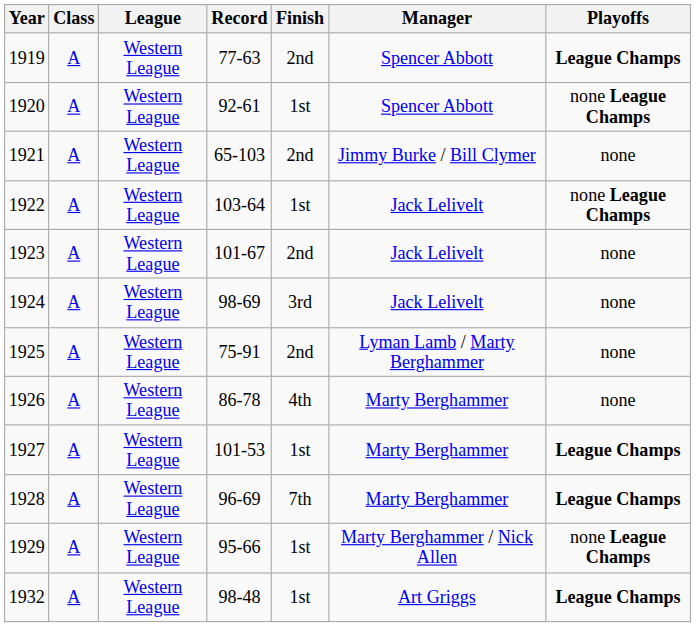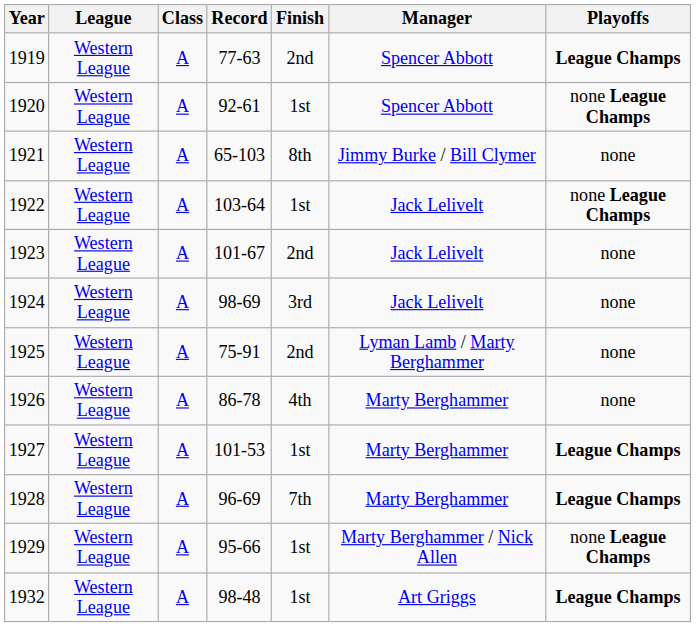columns swapped: (153, 18) <-> (74, 18)
(300, 155) 2nd -> (300, 155) 8th
